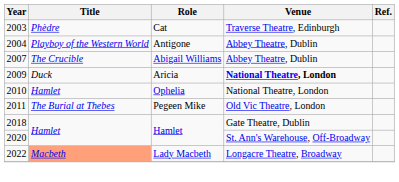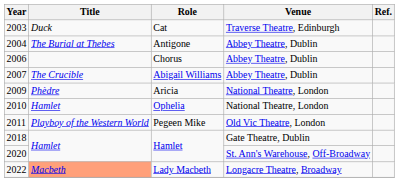(45, 28) Phèdre -> (41, 28) Duck
(90, 43) Playboy of the Western World -> (73, 43) The Burial at Thebes
+ row: (17, 59)
(41, 75) Duck -> (45, 91) Phèdre
(281, 75) bold -> (277, 91) normal
(73, 106) The Burial at Thebes -> (90, 122) Playboy of the Western World
